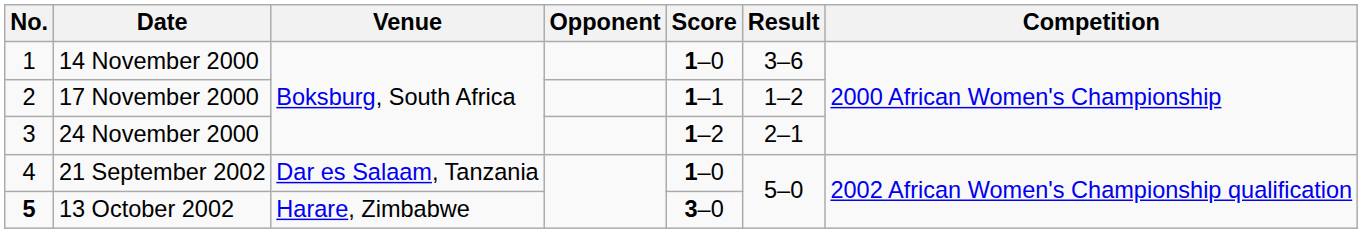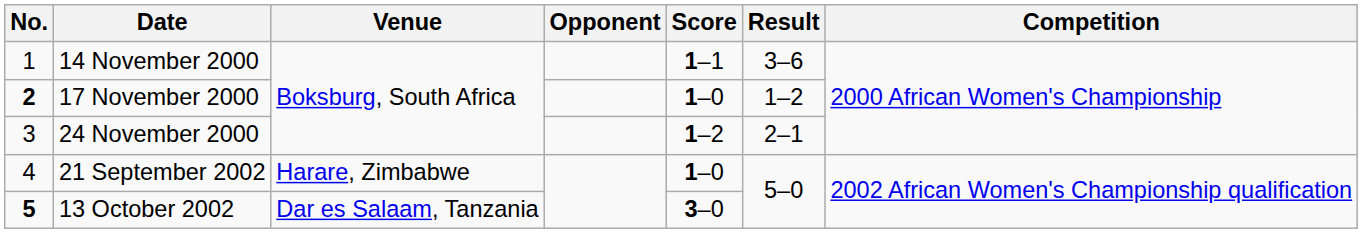(704, 60) 1–0 -> (704, 60) 1–1
(29, 97) normal -> (29, 97) bold
(704, 97) 1–1 -> (704, 97) 1–0
(408, 172) Dar es Salaam, Tanzania -> (373, 172) Harare, Zimbabwe
(373, 209) Harare, Zimbabwe -> (408, 209) Dar es Salaam, Tanzania
